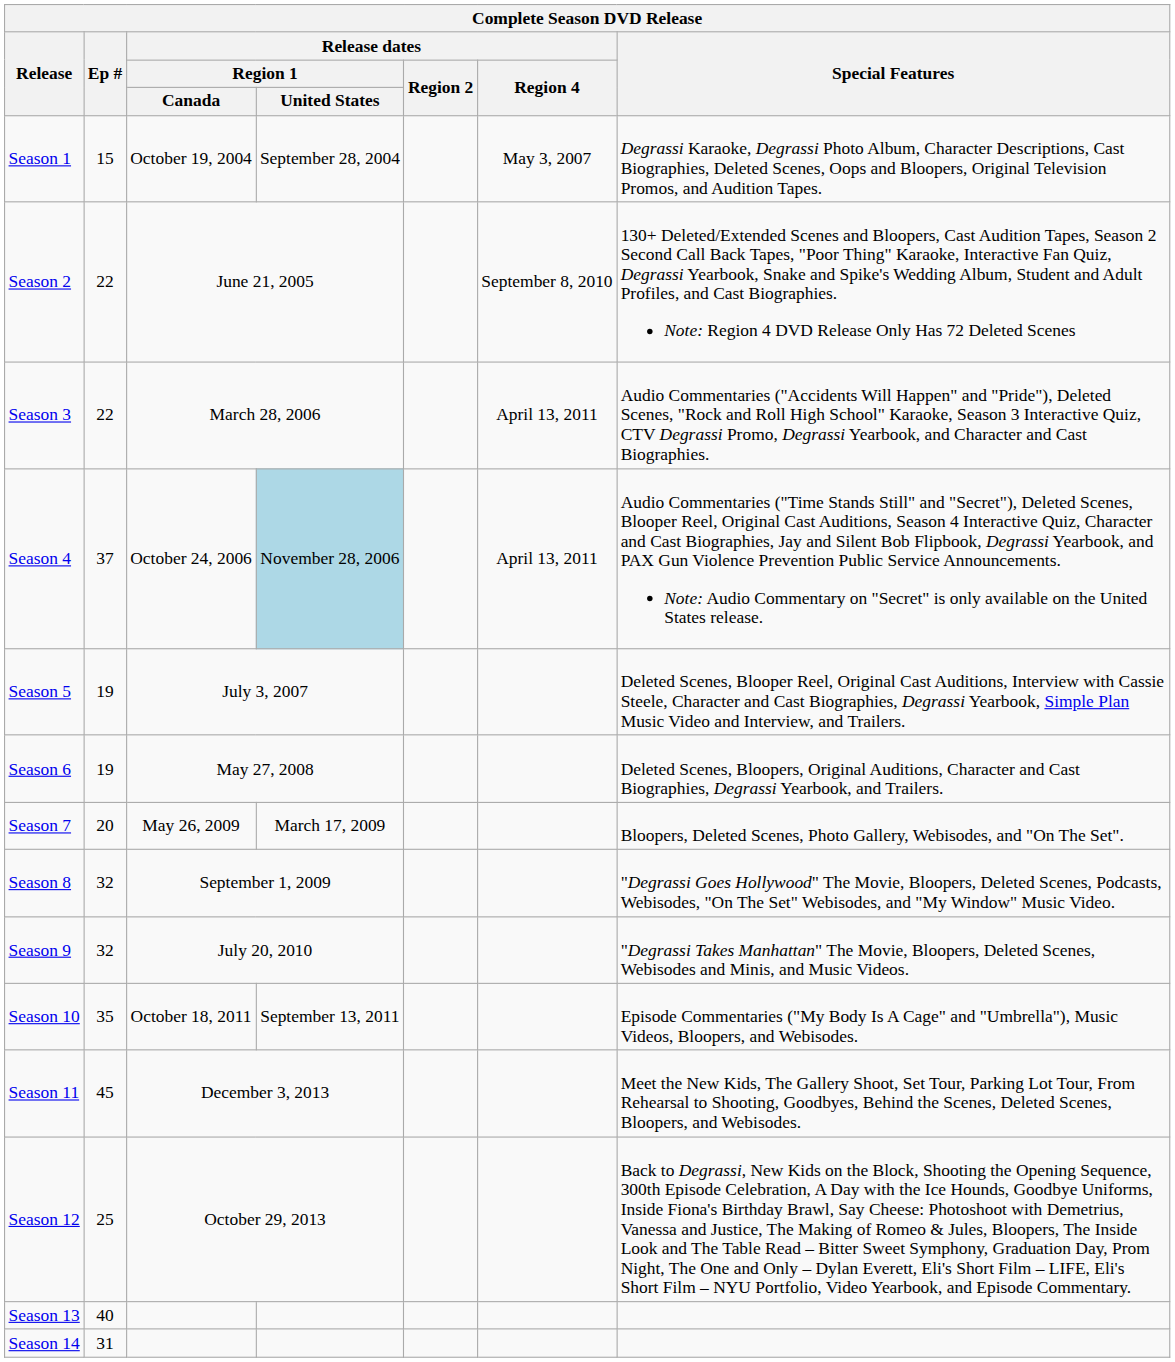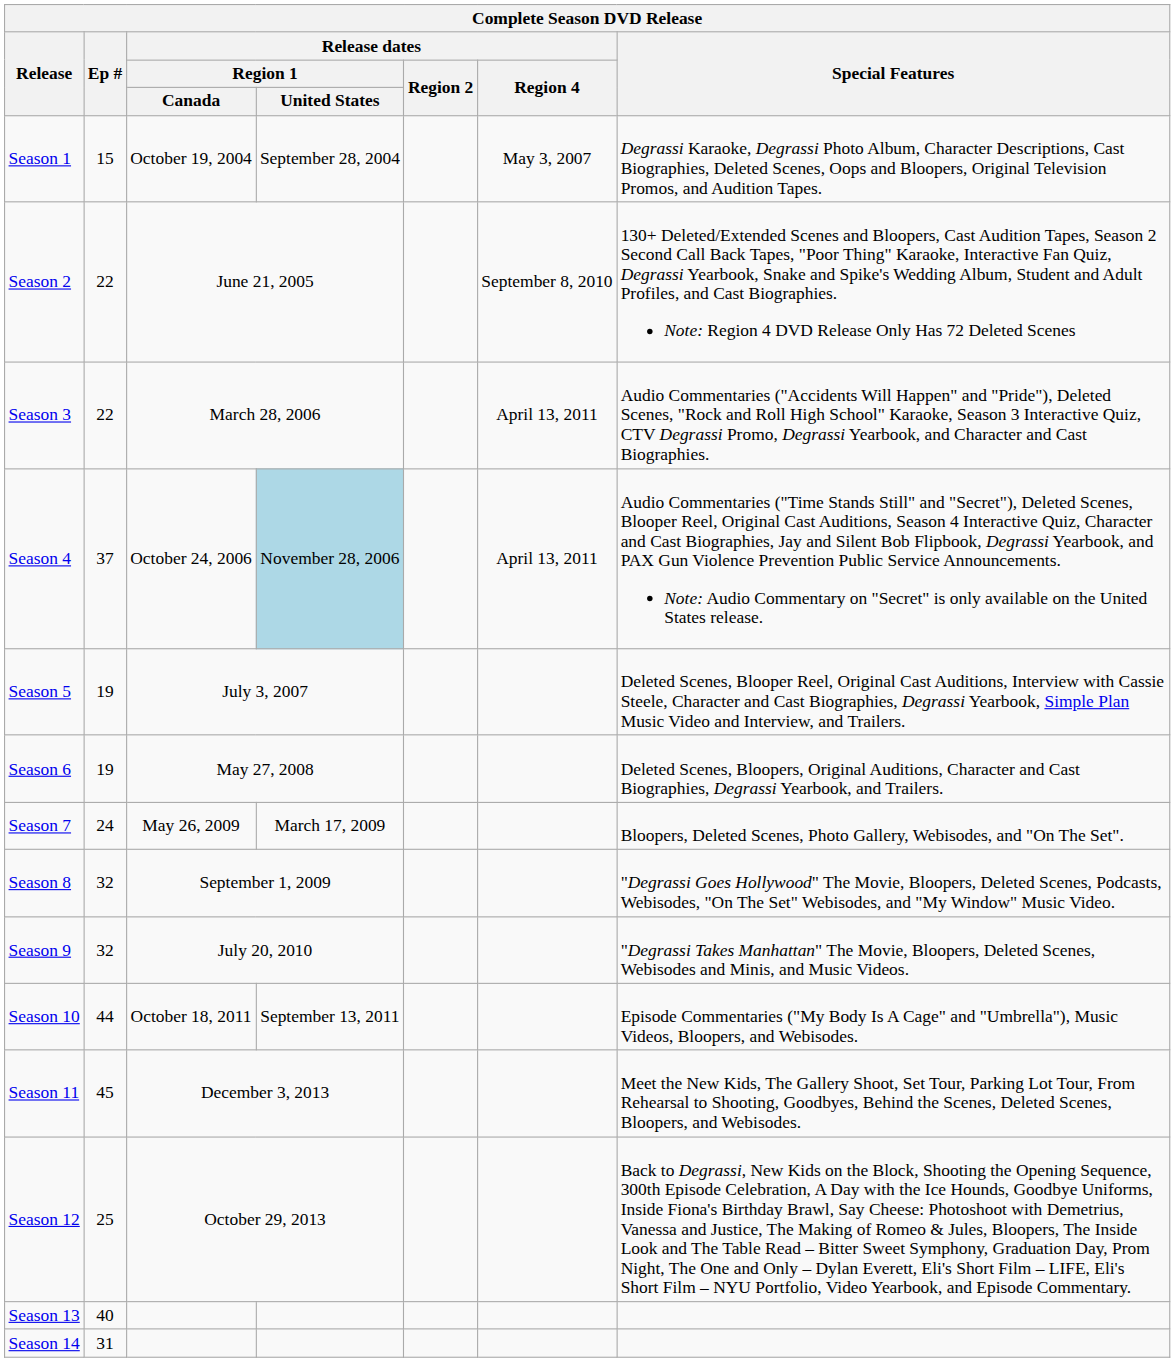(105, 825) 20 -> (105, 825) 24
(105, 1016) 35 -> (105, 1016) 44
